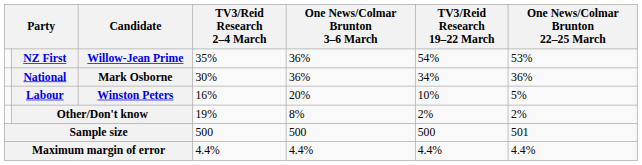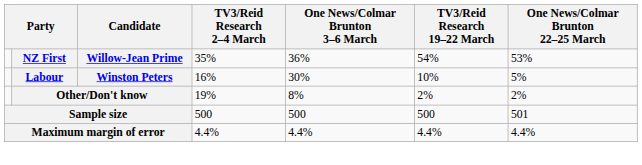- row: (45, 77)
(300, 95) 20% -> (299, 77) 30%
